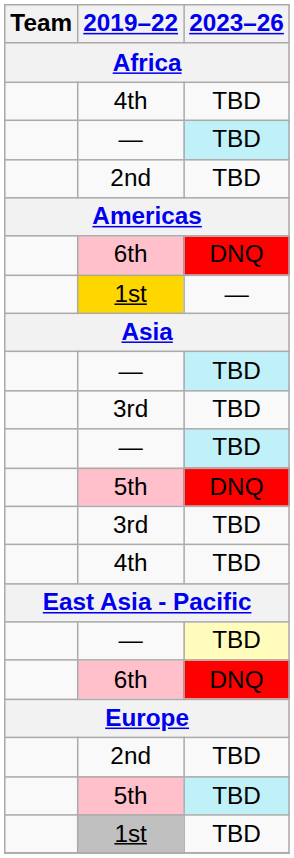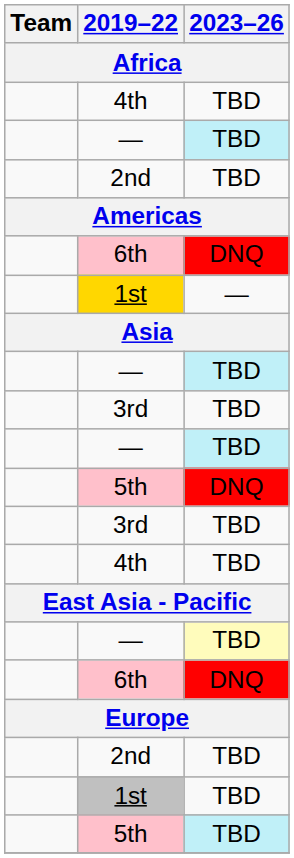rows swapped: (131, 795) <-> (131, 833)
